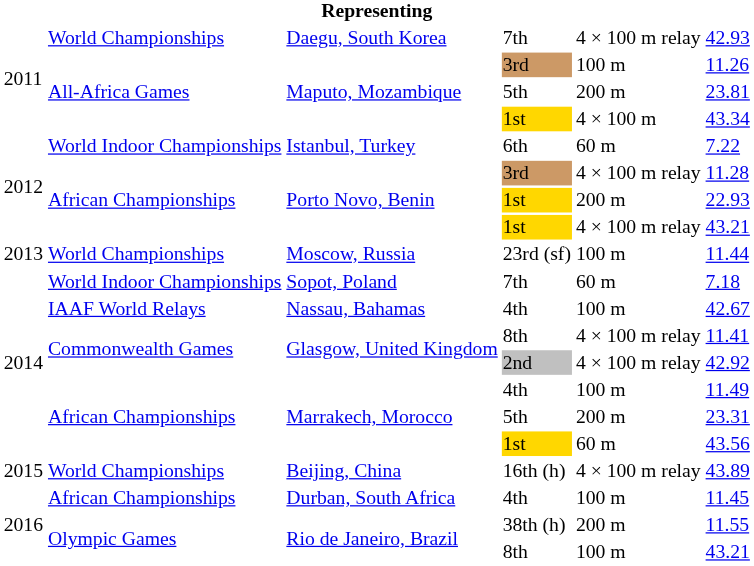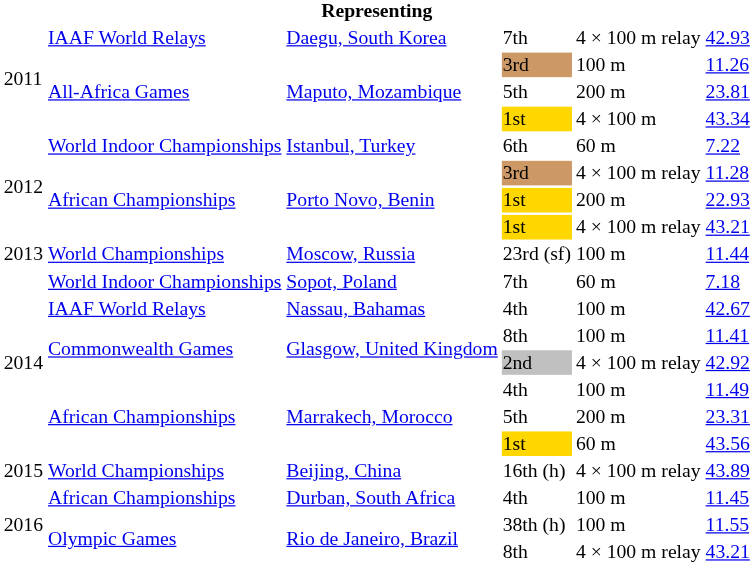(136, 37) World Championships -> (127, 37) IAAF World Relays
(638, 335) 4 × 100 m relay -> (601, 335) 100 m
(601, 524) 200 m -> (601, 524) 100 m
(601, 551) 100 m -> (638, 551) 4 × 100 m relay
